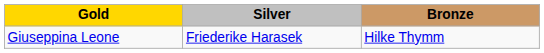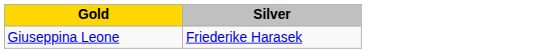- column: (450, 15)
